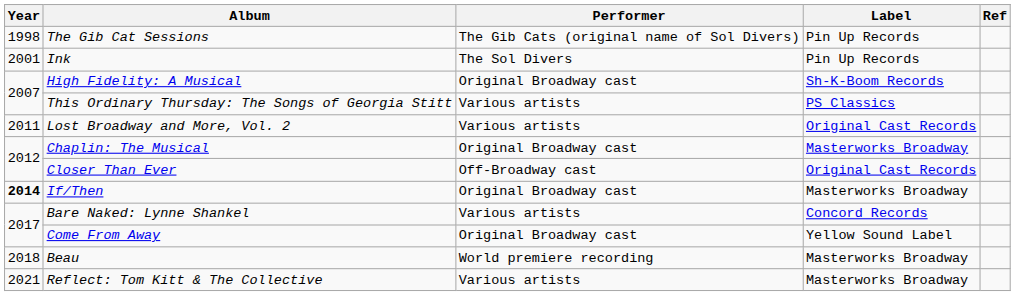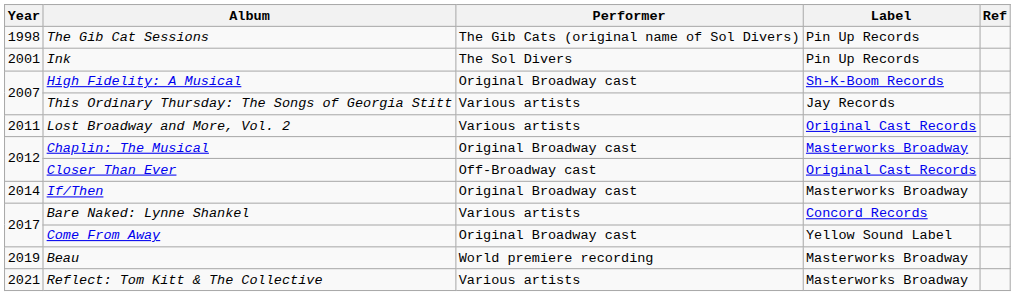(851, 104) PS Classics -> (851, 104) Jay Records
(24, 192) bold -> (24, 192) normal
(24, 258) 2018 -> (24, 258) 2019
